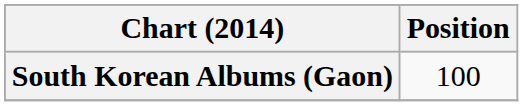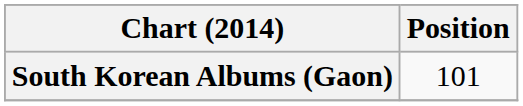(458, 75) 100 -> (458, 75) 101
